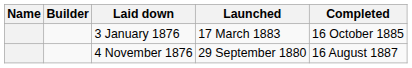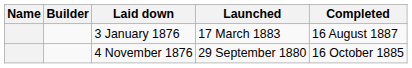(358, 33) 16 October 1885 -> (355, 33) 16 August 1887
(355, 53) 16 August 1887 -> (358, 53) 16 October 1885
